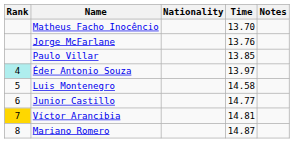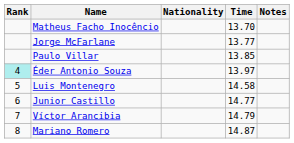(241, 41) 13.76 -> (241, 41) 13.77
(17, 116) gold background -> (17, 116) no background
(241, 116) 14.81 -> (241, 116) 14.79
